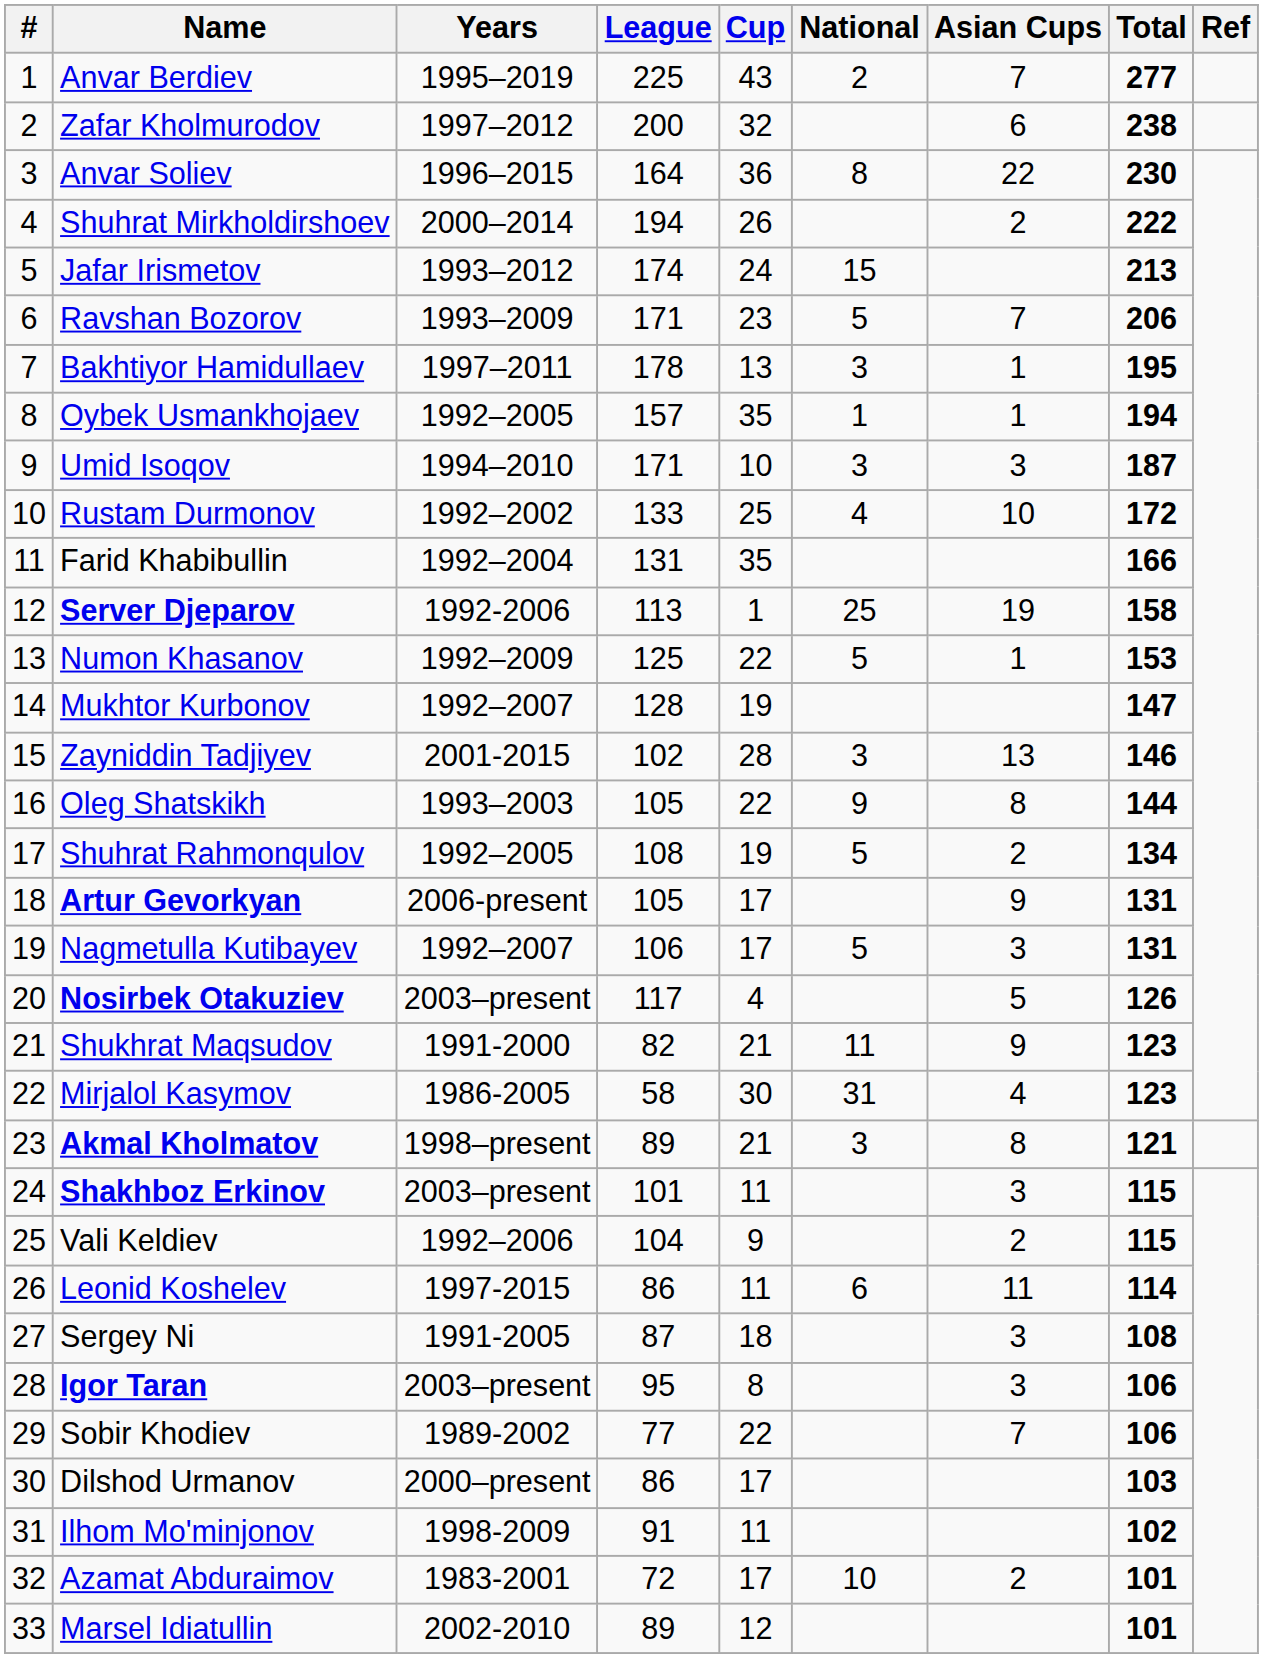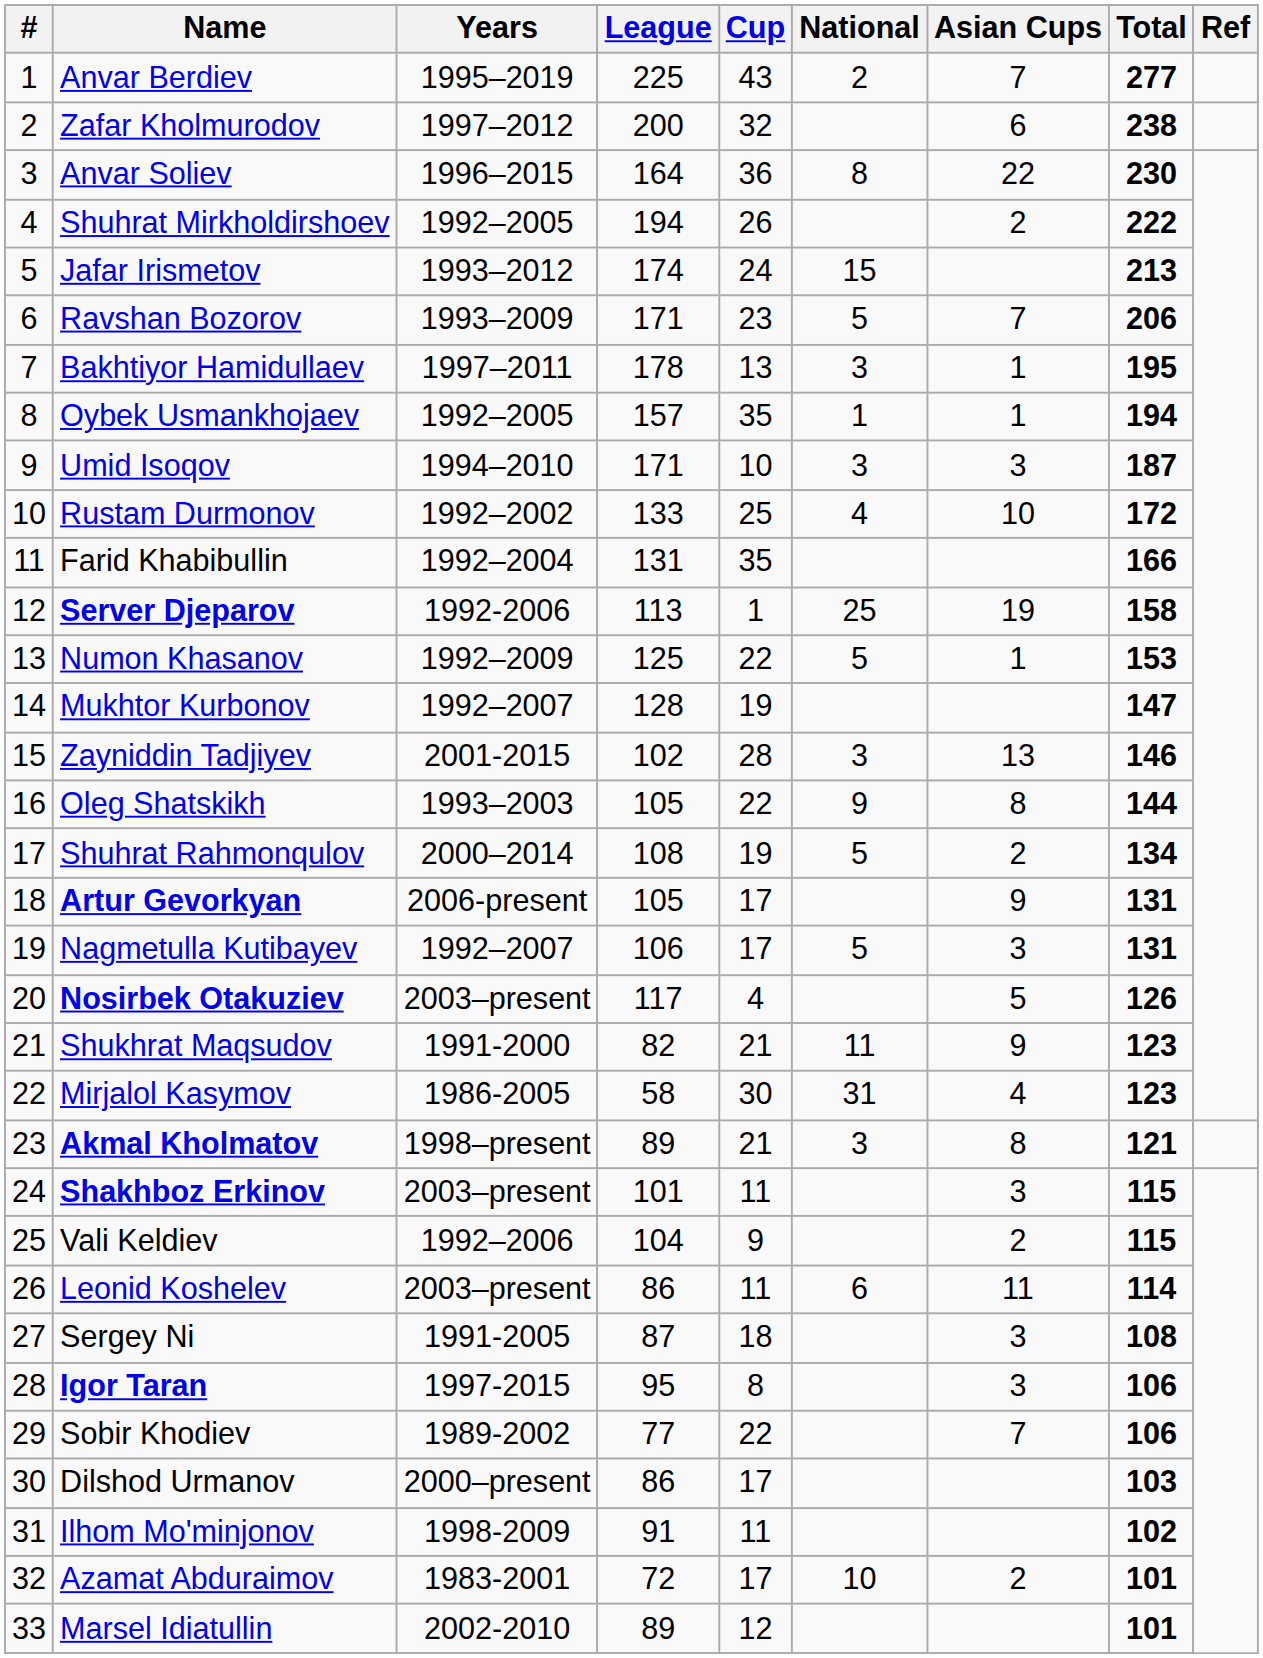(497, 222) 2000–2014 -> (497, 222) 1992–2005
(497, 852) 1992–2005 -> (497, 852) 2000–2014
(497, 1288) 1997-2015 -> (497, 1288) 2003–present
(497, 1385) 2003–present -> (497, 1385) 1997-2015
